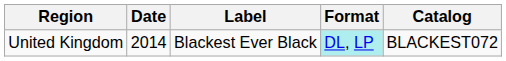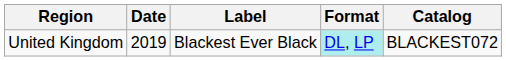(149, 42) 2014 -> (149, 42) 2019
